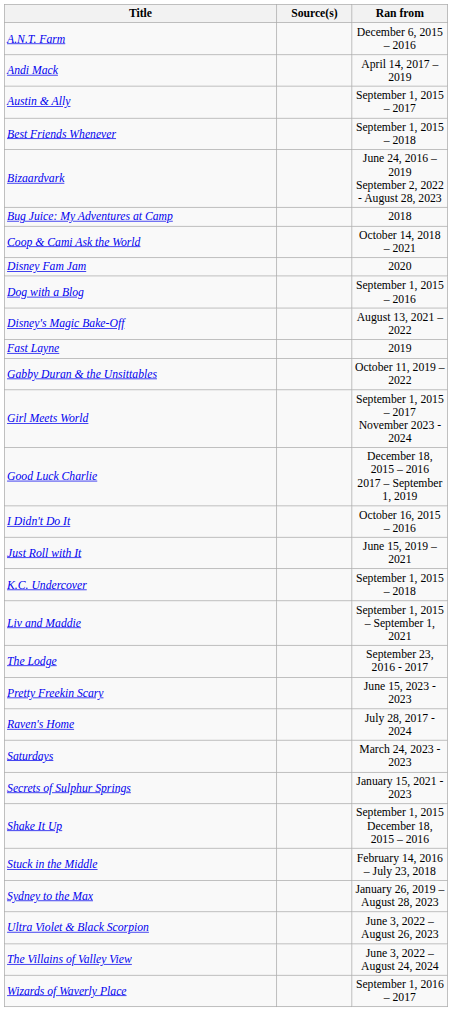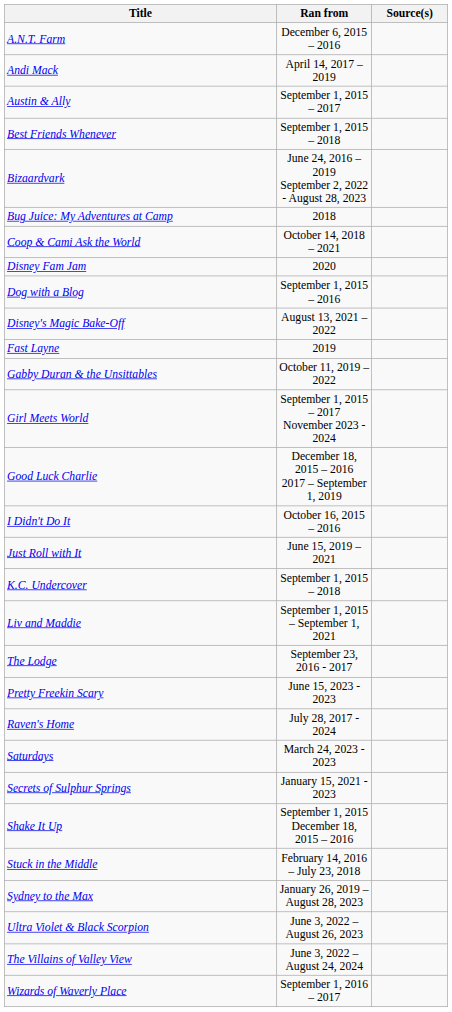columns swapped: (400, 13) <-> (314, 13)
